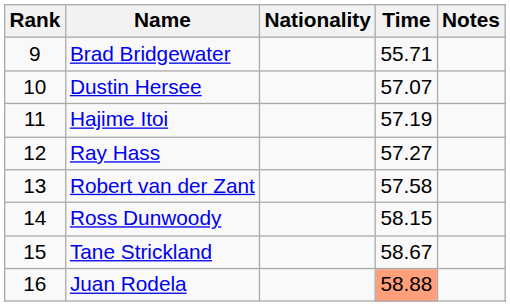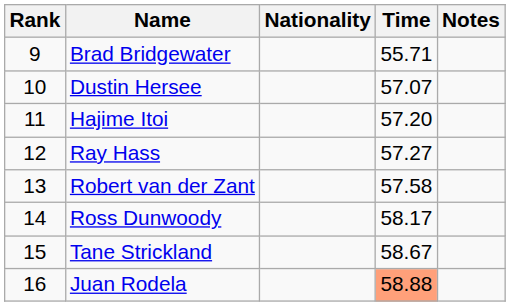(406, 119) 57.19 -> (406, 119) 57.20
(406, 218) 58.15 -> (406, 218) 58.17
